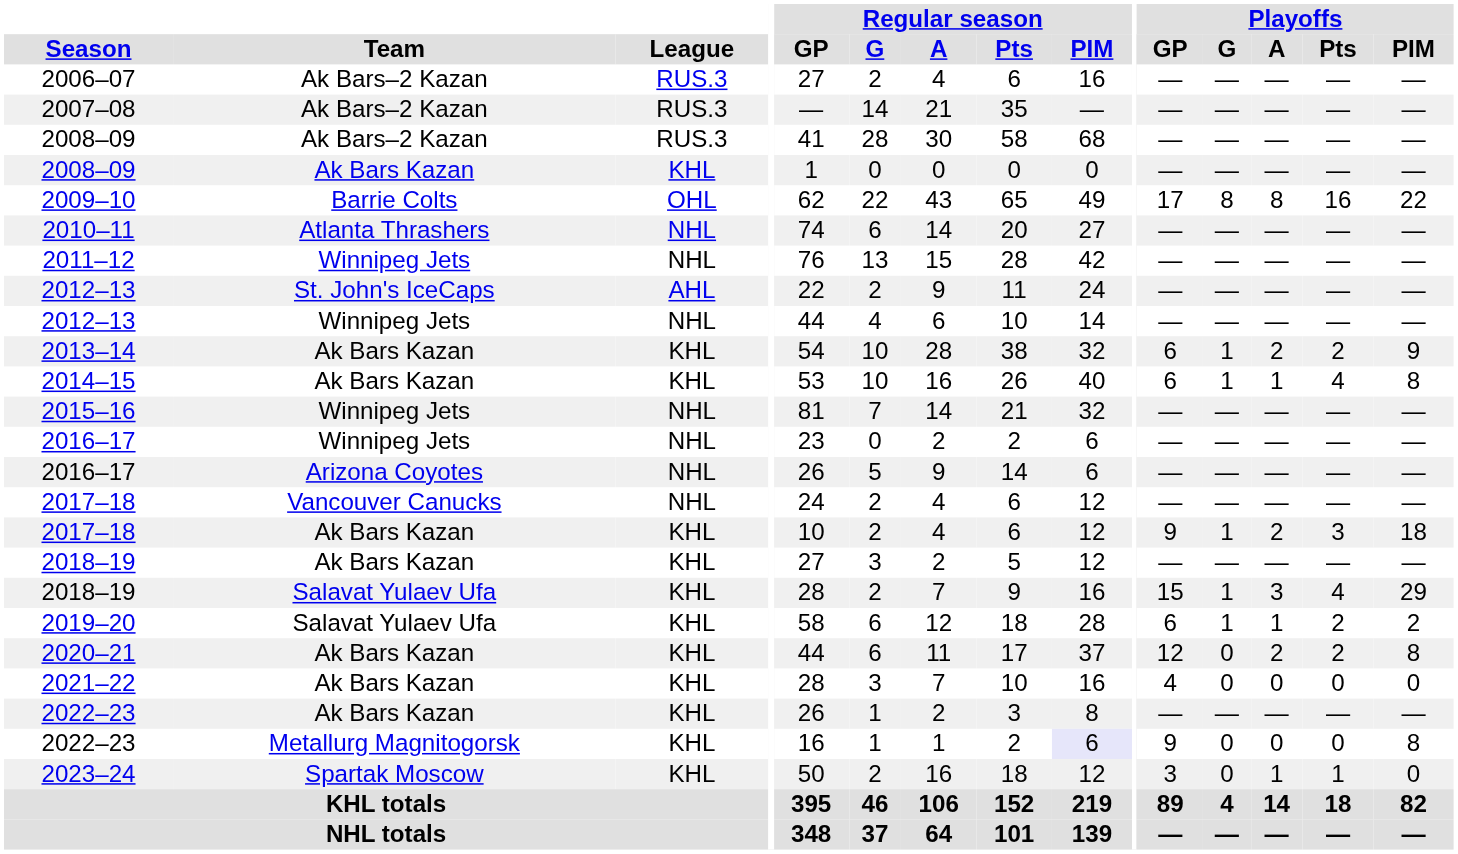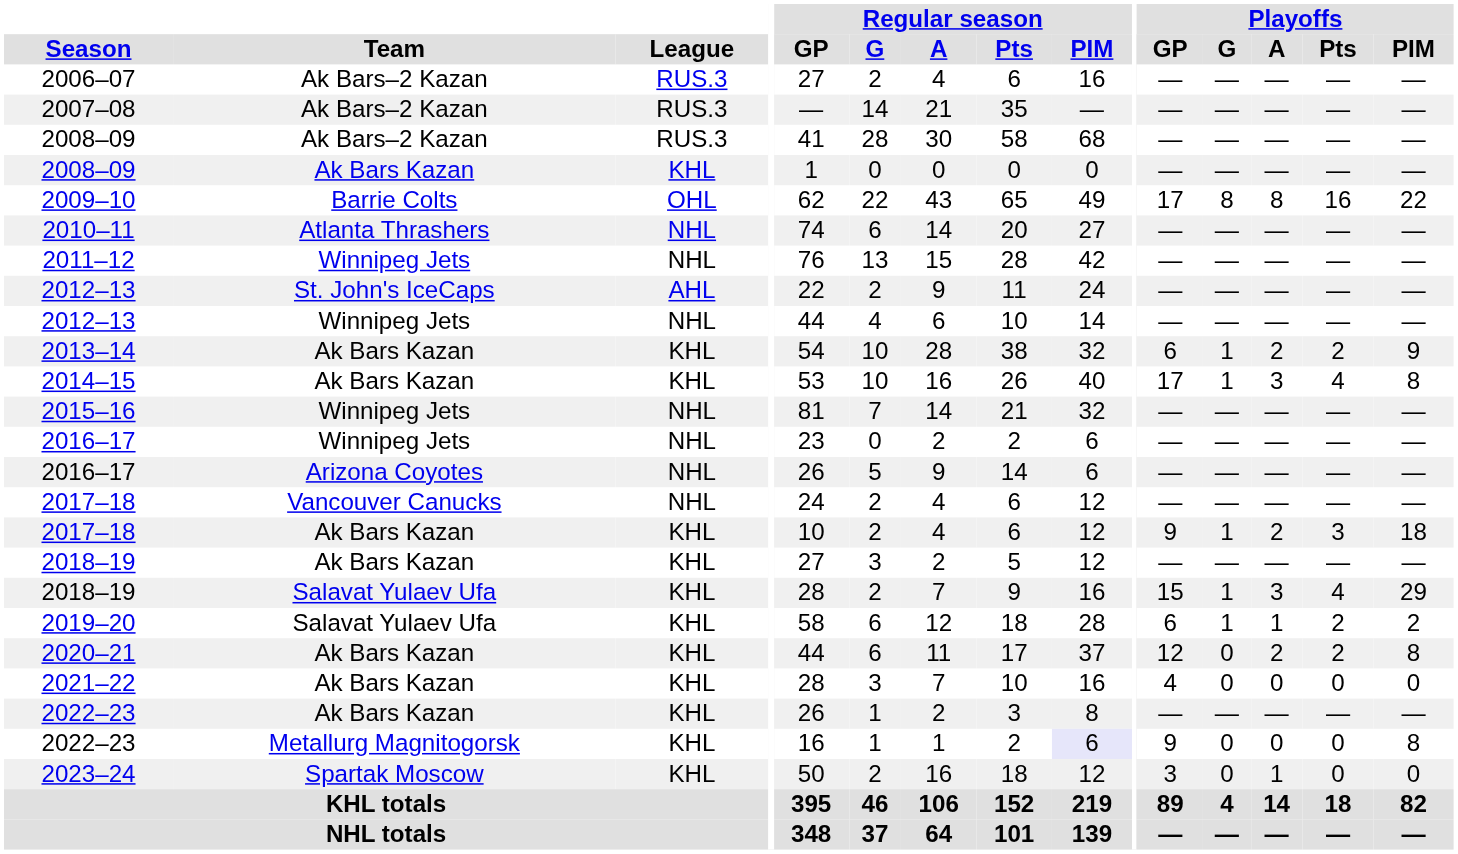(1170, 381) 6 -> (1170, 381) 17
(1277, 381) 1 -> (1277, 381) 3
(1338, 773) 1 -> (1338, 773) 0
